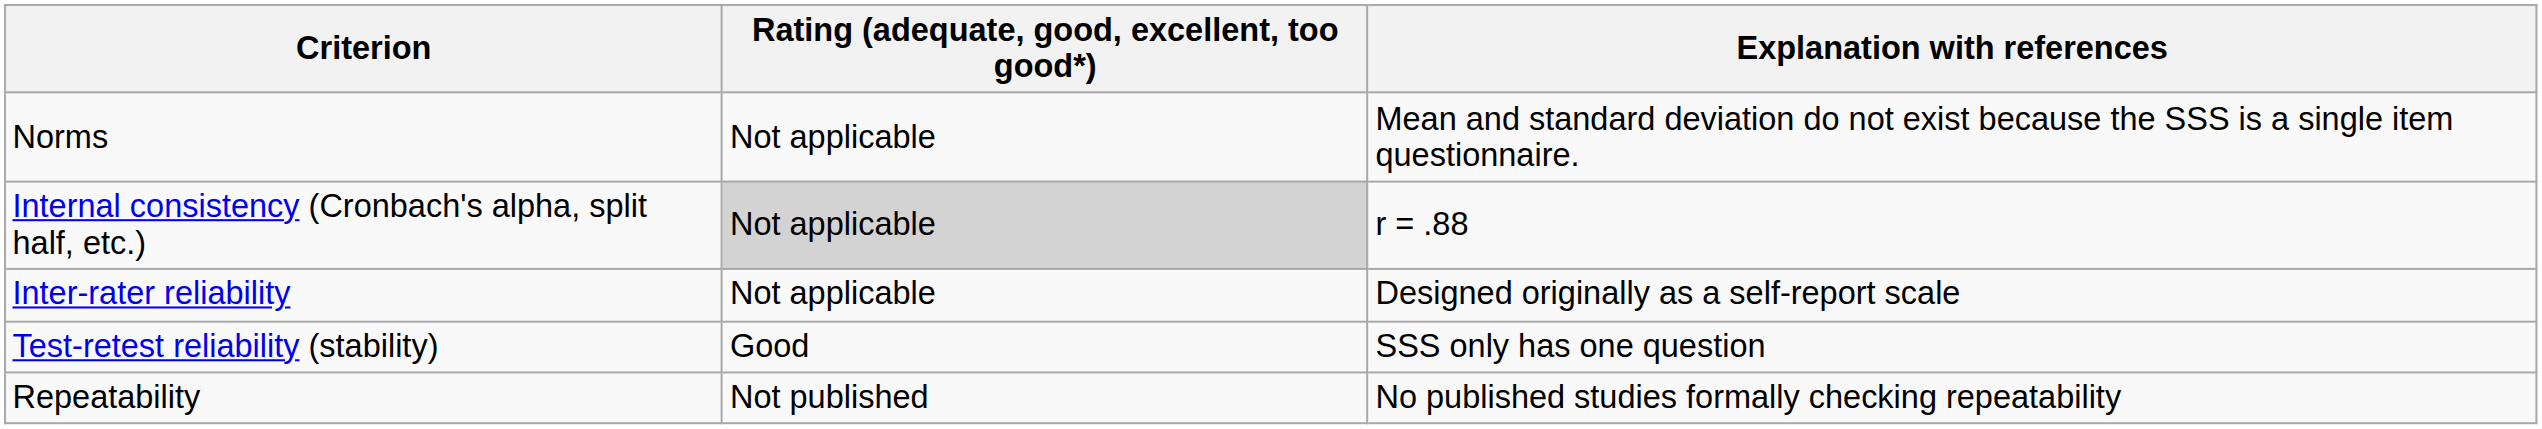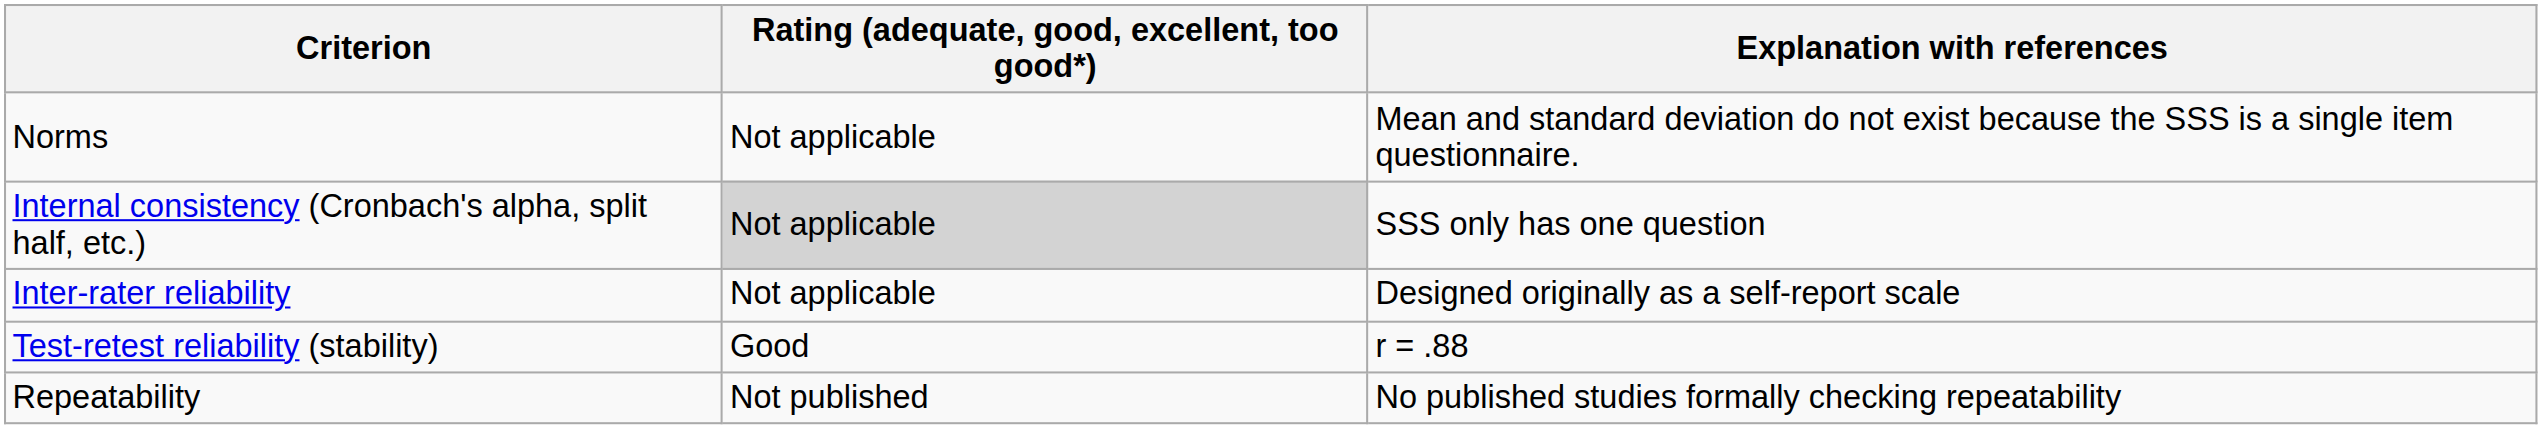(1422, 224) r = .88 -> (1571, 224) SSS only has one question
(1571, 345) SSS only has one question -> (1422, 345) r = .88
